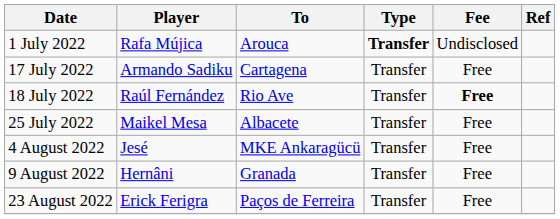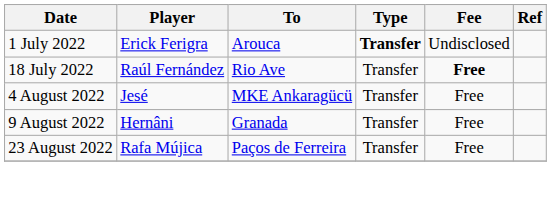(161, 43) Rafa Mújica -> (164, 43) Erick Ferigra
- row: (51, 69)
- row: (51, 122)
(164, 200) Erick Ferigra -> (161, 148) Rafa Mújica
